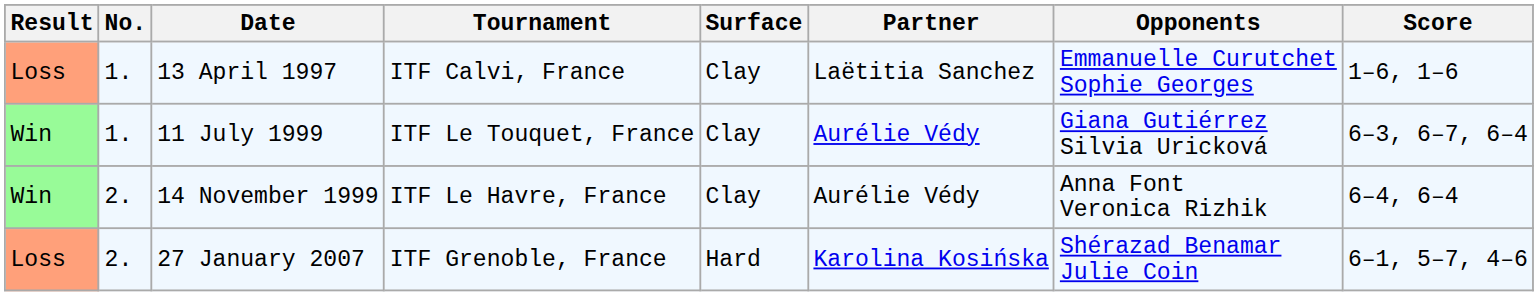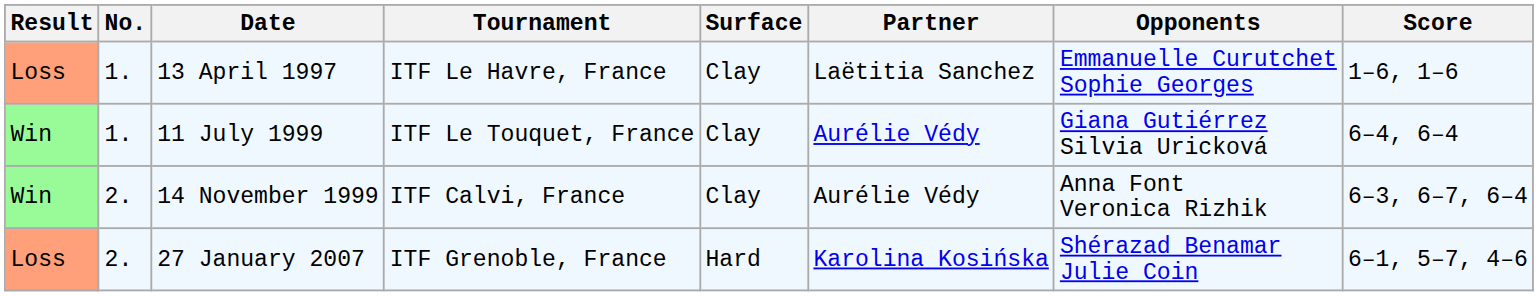(507, 72) ITF Calvi, France -> (528, 72) ITF Le Havre, France
(1438, 135) 6–3, 6–7, 6–4 -> (1403, 135) 6–4, 6–4
(528, 197) ITF Le Havre, France -> (507, 197) ITF Calvi, France
(1403, 197) 6–4, 6–4 -> (1438, 197) 6–3, 6–7, 6–4
